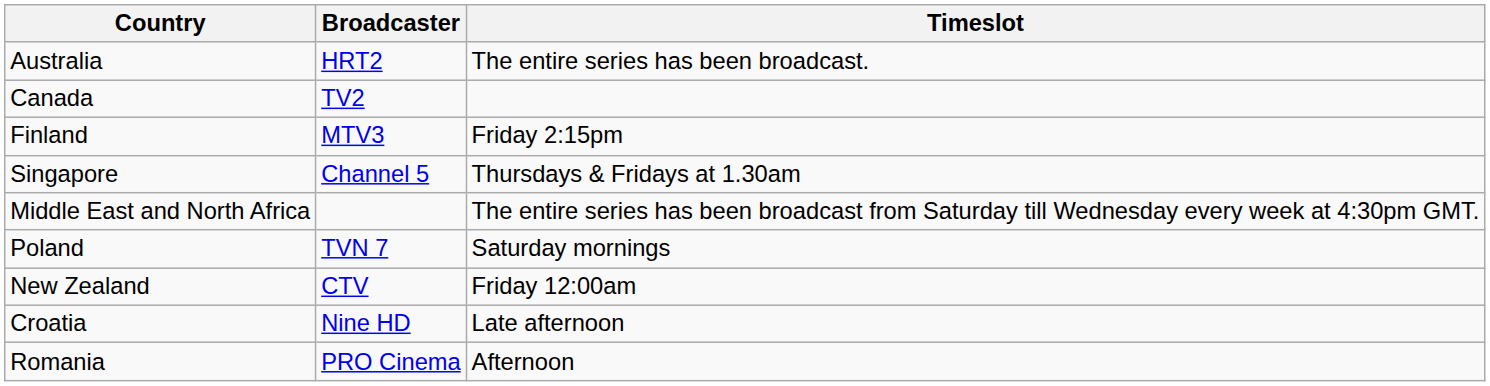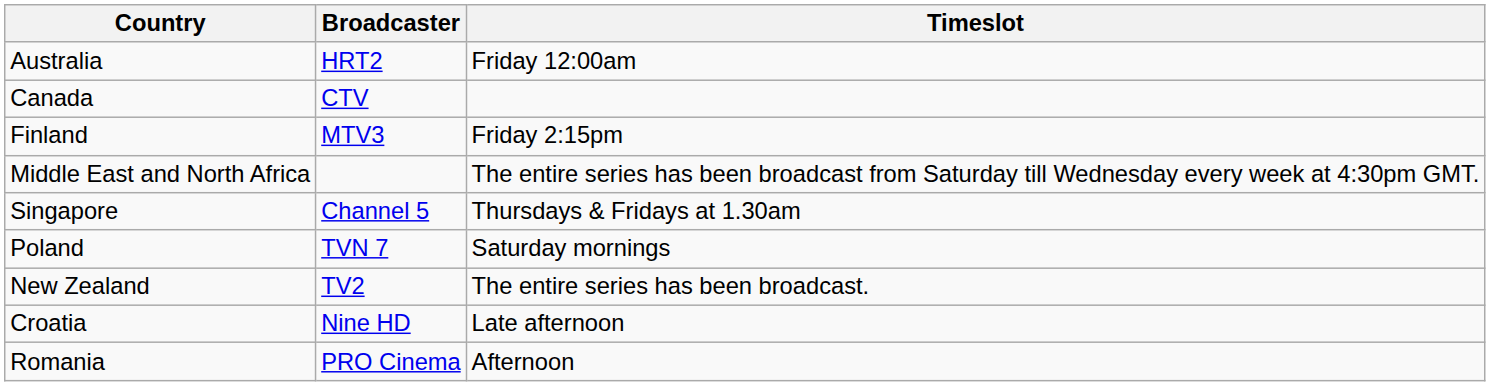(670, 60) The entire series has been broadcast. -> (554, 60) Friday 12:00am
(343, 98) TV2 -> (345, 98) CTV
rows swapped: (160, 211) <-> (64, 173)
(345, 286) CTV -> (343, 286) TV2
(554, 286) Friday 12:00am -> (670, 286) The entire series has been broadcast.
